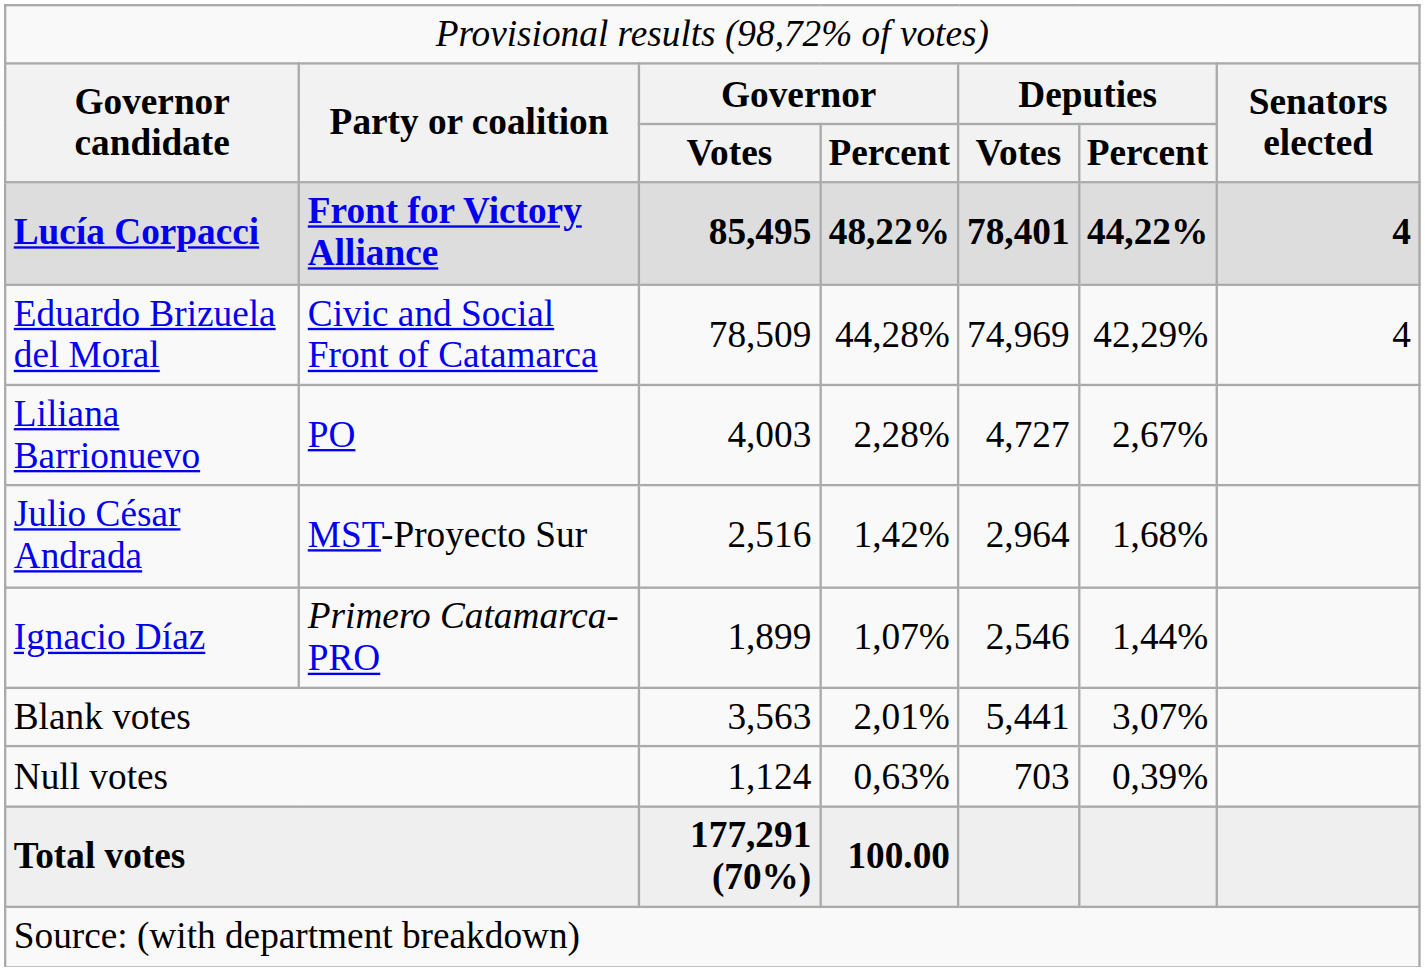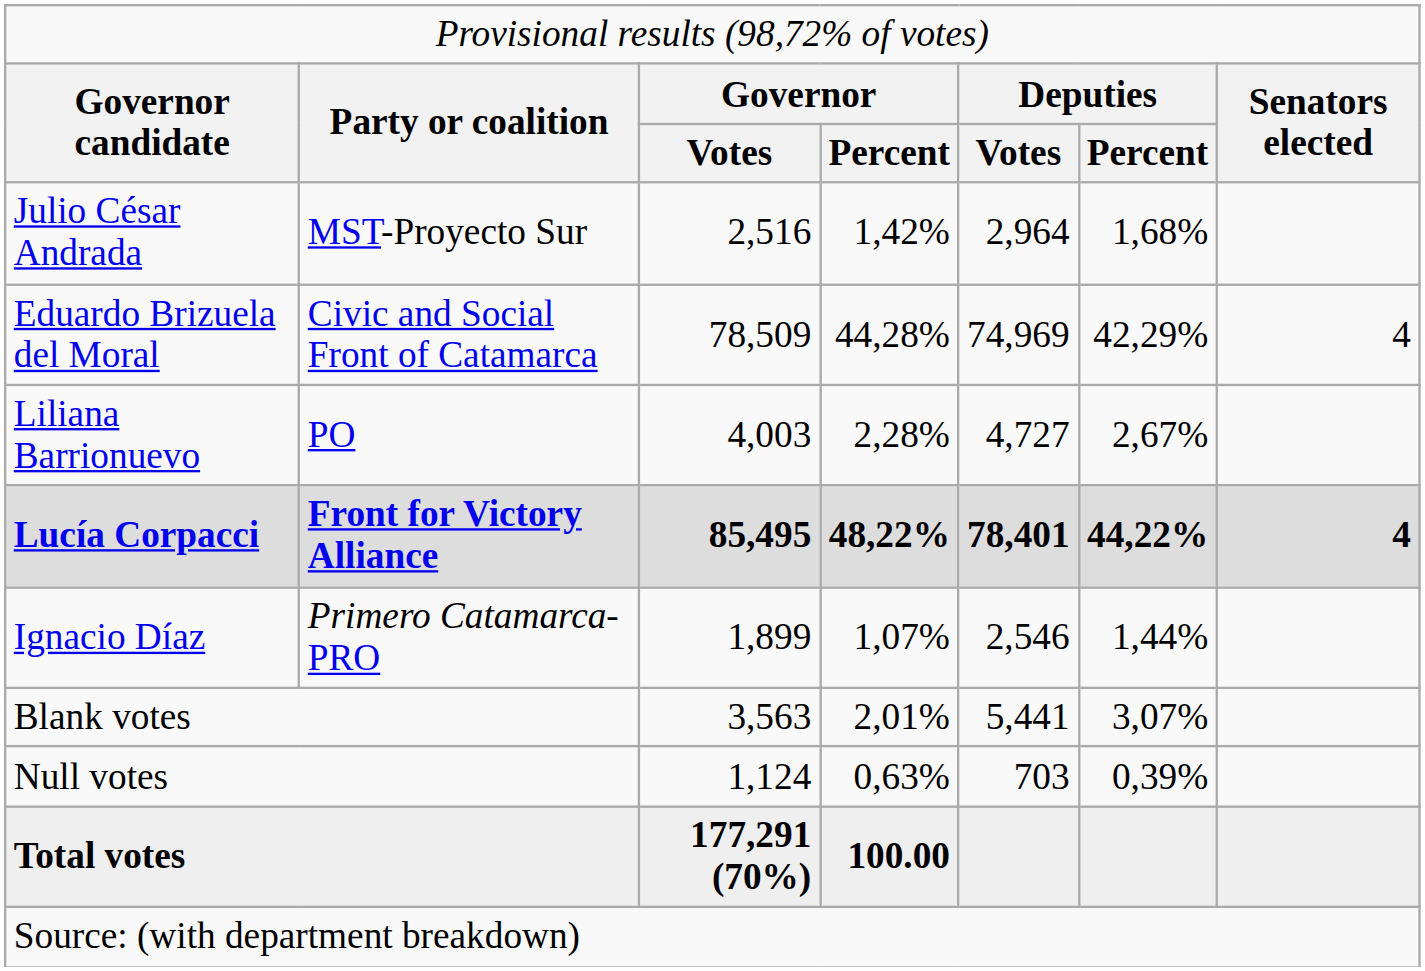rows swapped: (136, 232) <-> (97, 535)
